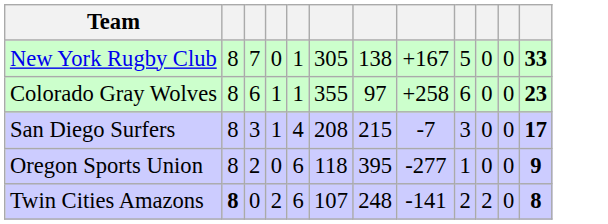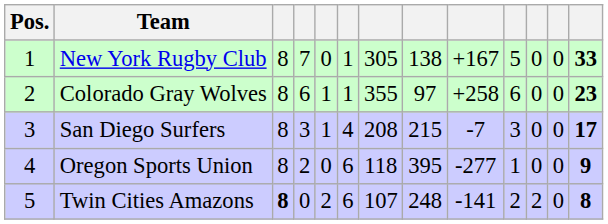+ column: (30, 22)
